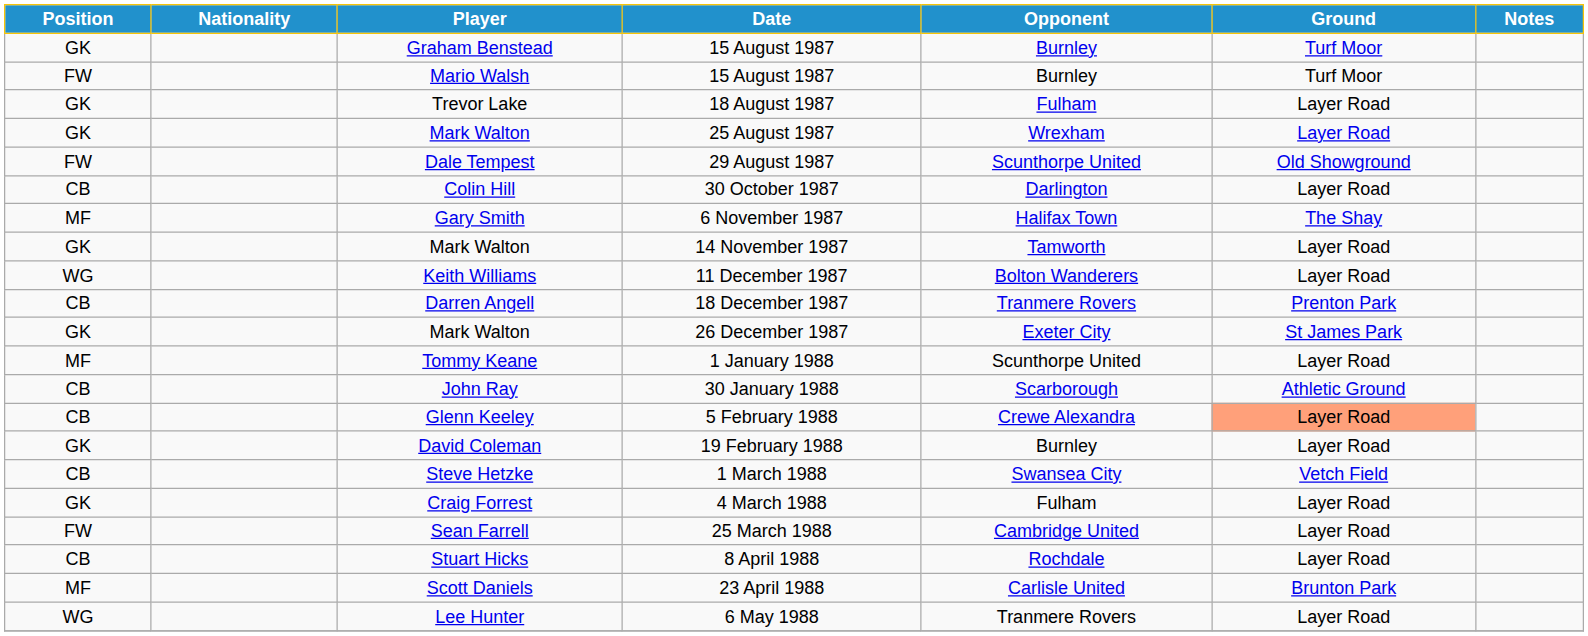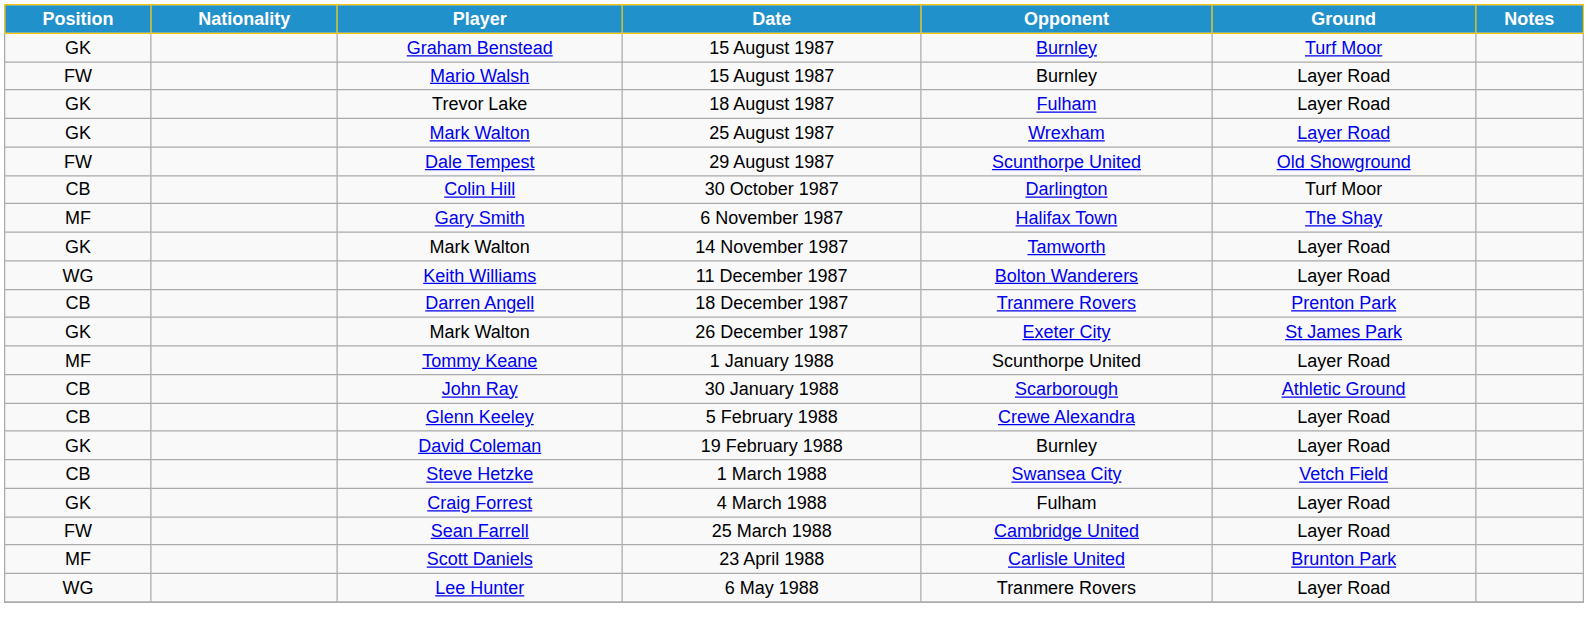(1344, 76) Turf Moor -> (1344, 76) Layer Road
(1344, 190) Layer Road -> (1344, 190) Turf Moor
(1344, 417) lightsalmon background -> (1344, 417) no background
- row: (480, 560)
